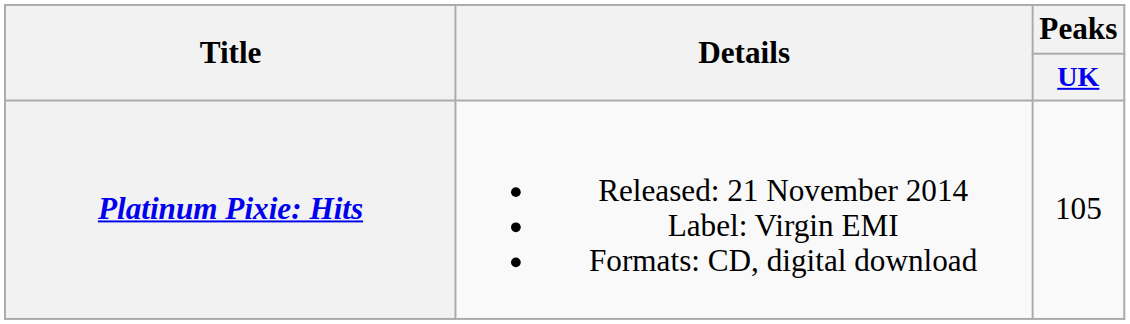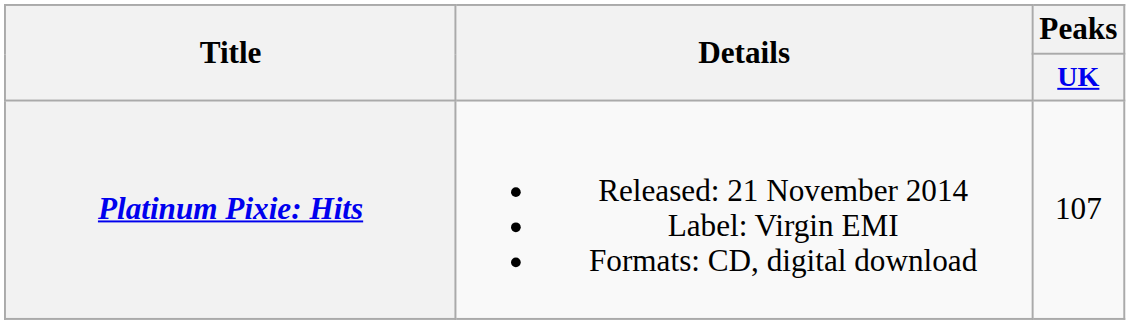(1078, 208) 105 -> (1078, 208) 107
